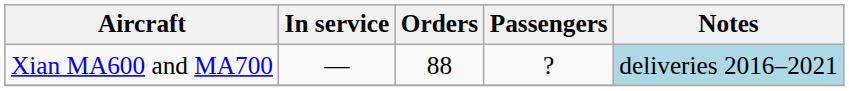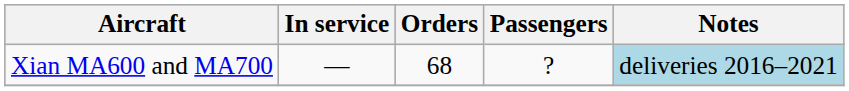(439, 64) 88 -> (439, 64) 68
